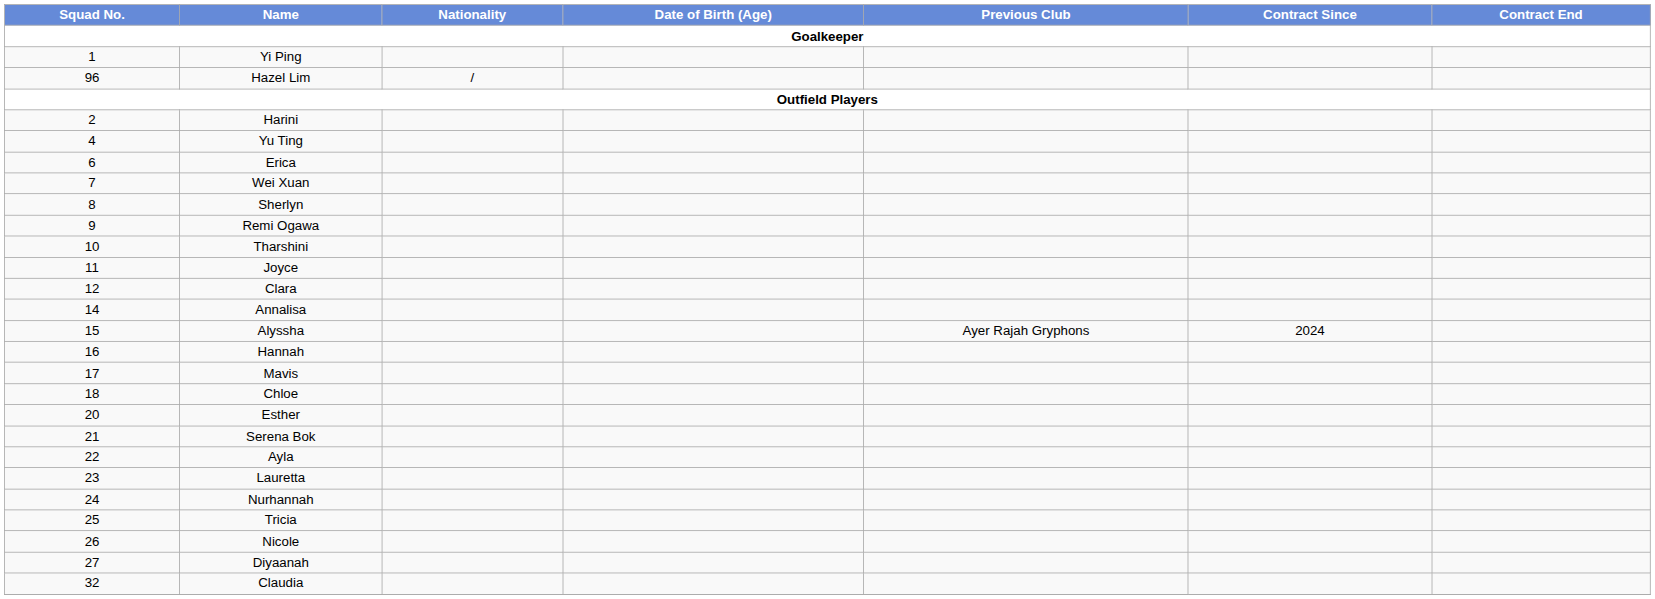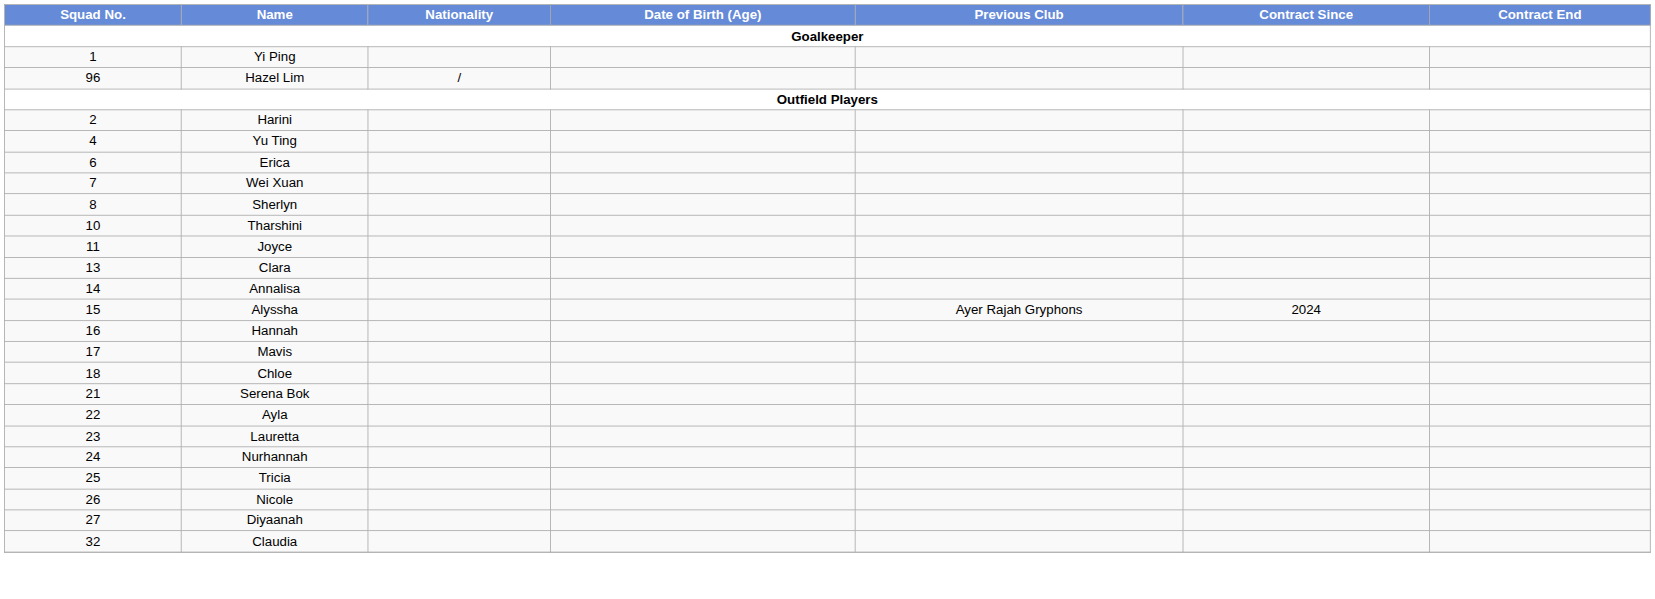- row: (281, 225)
(92, 288) 12 -> (93, 267) 13
- row: (281, 415)
